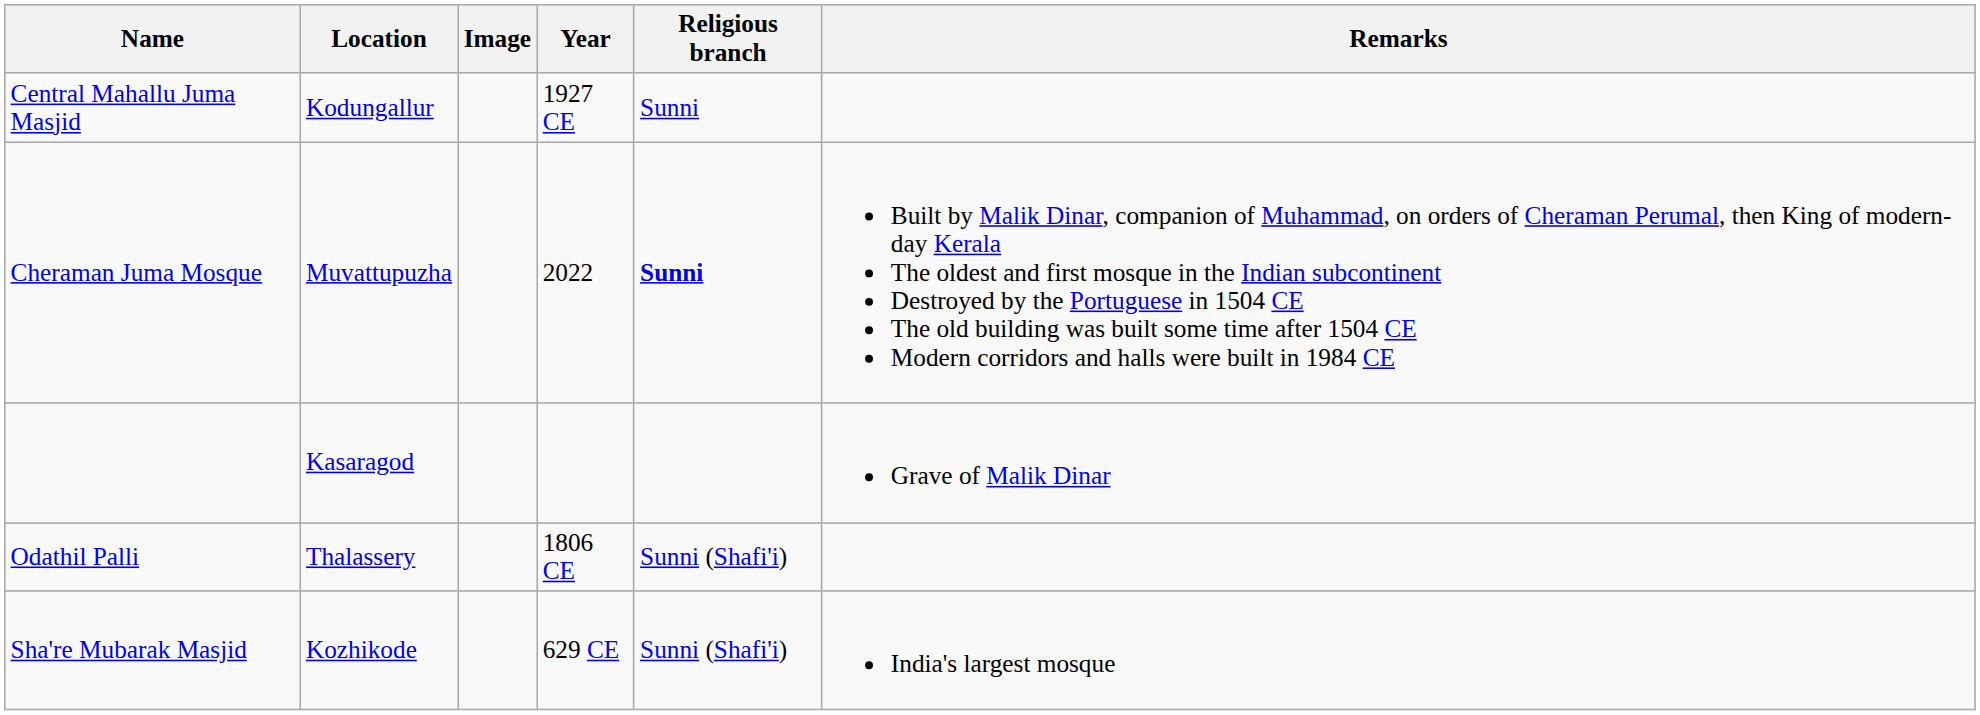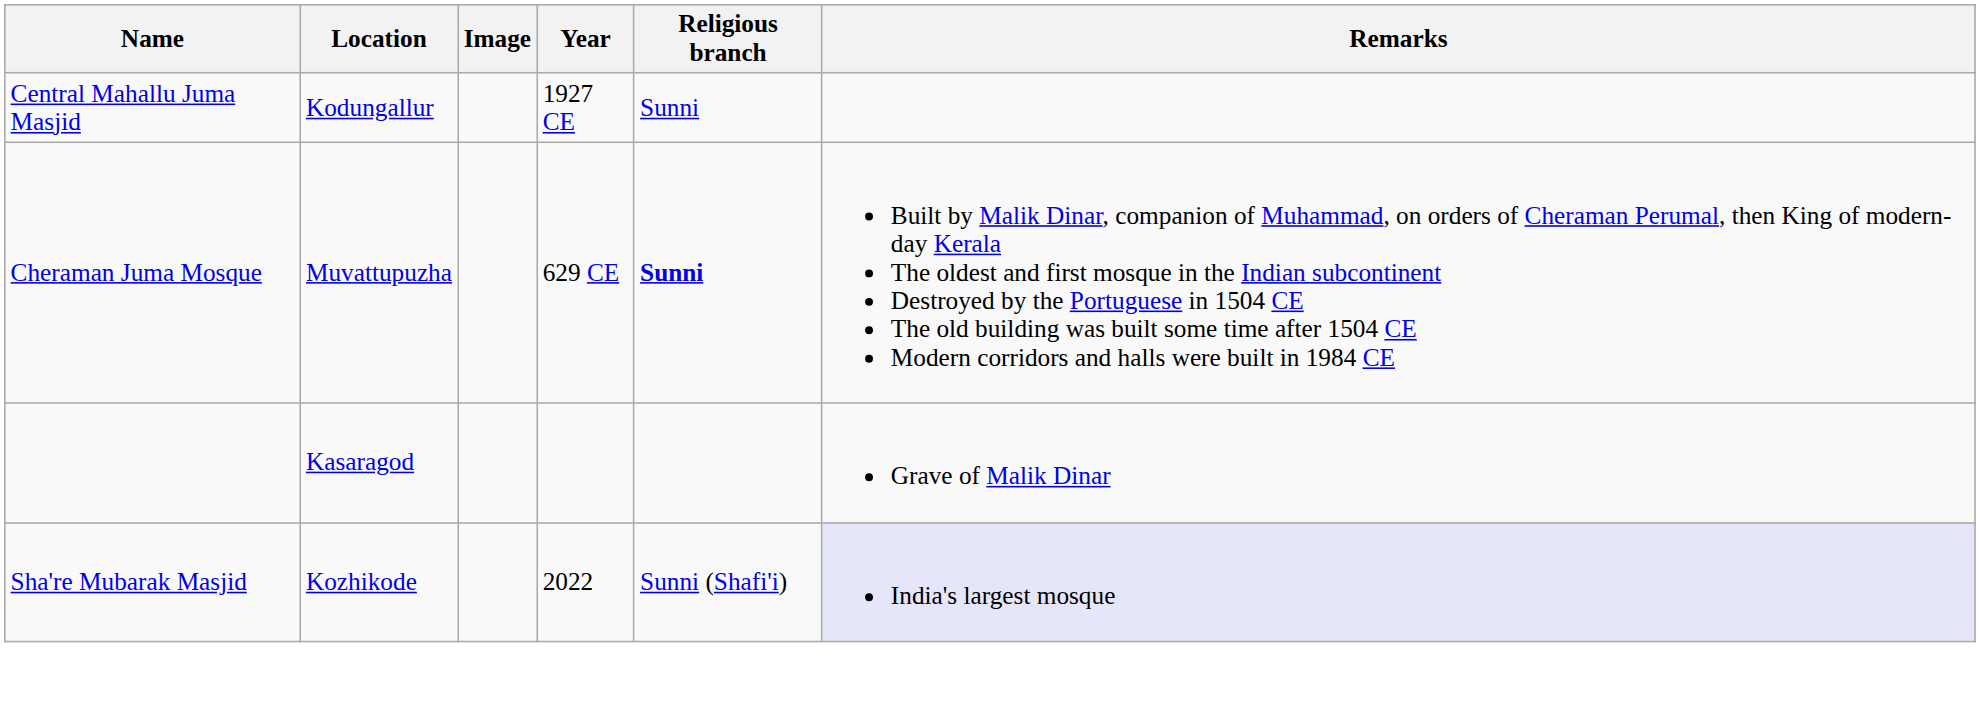(568, 272) 2022 -> (581, 272) 629 CE
- row: (75, 556)
(581, 650) 629 CE -> (568, 581) 2022
(1398, 665) no background -> (1398, 596) lavender background
